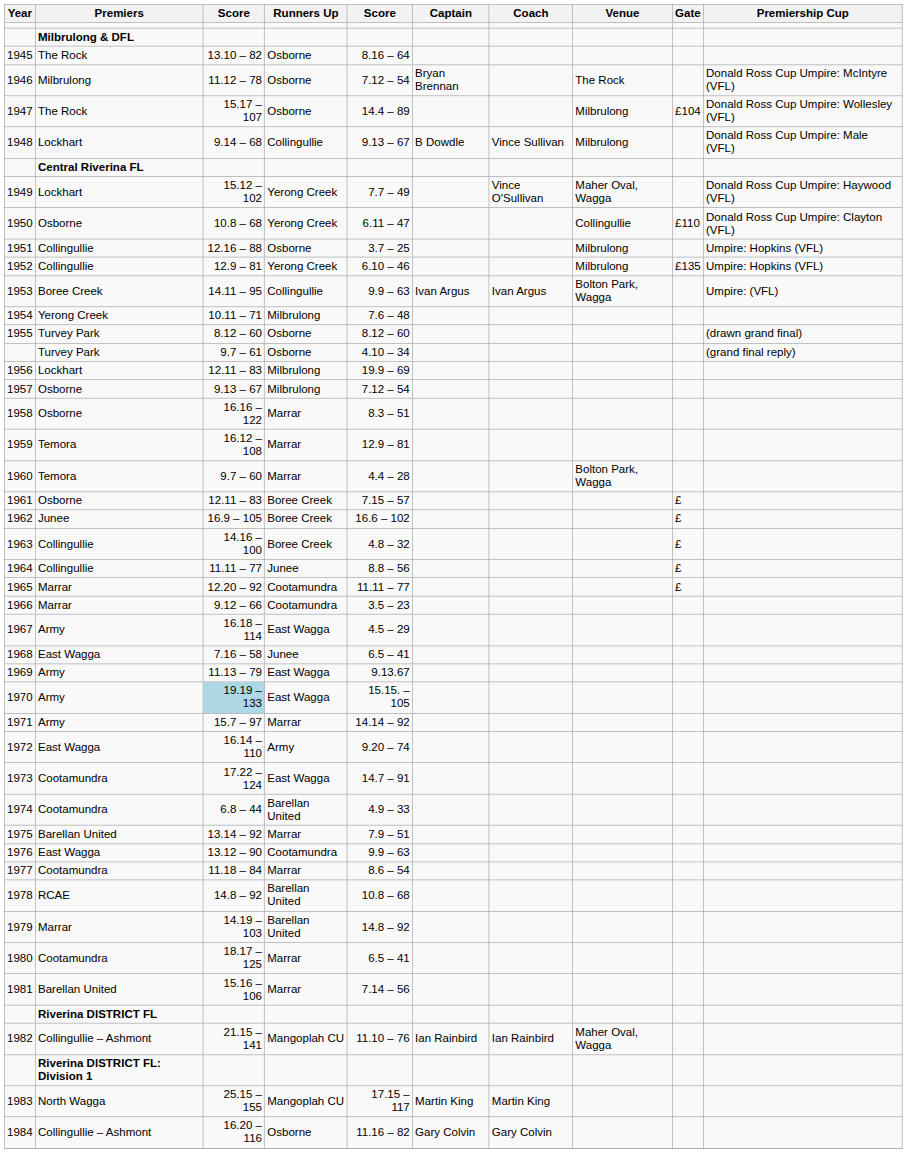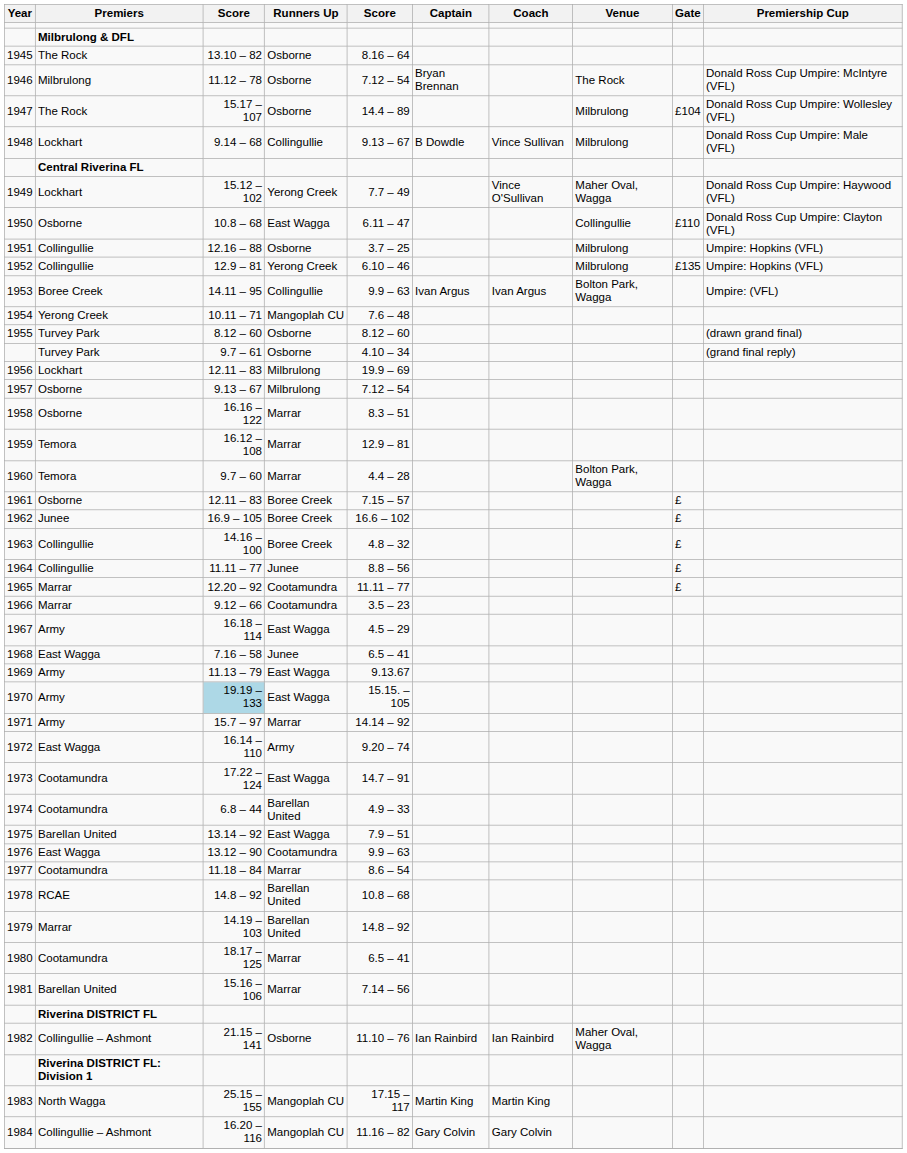(302, 223) Yerong Creek -> (298, 223) East Wagga
(294, 315) Milbrulong -> (306, 315) Mangoplah CU
(284, 834) Marrar -> (298, 834) East Wagga
(306, 1039) Mangoplah CU -> (289, 1039) Osborne
(289, 1132) Osborne -> (306, 1132) Mangoplah CU
